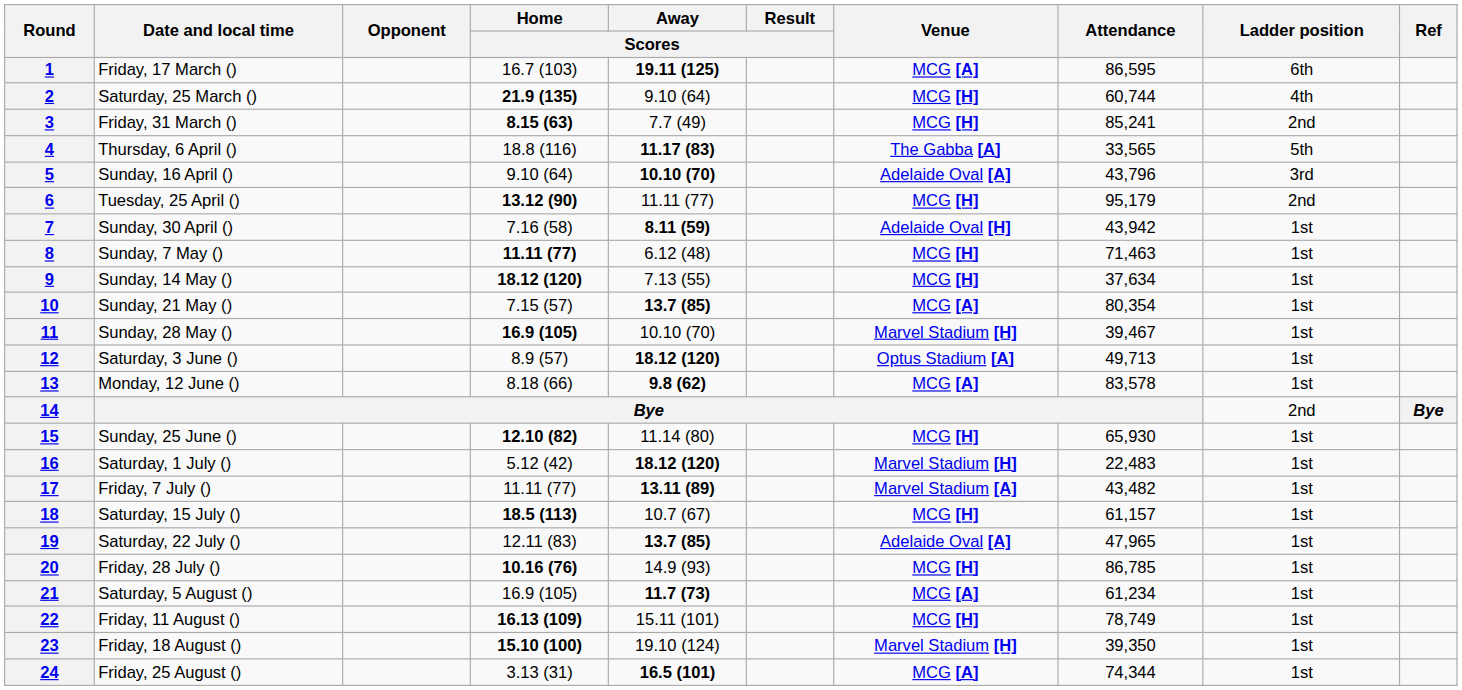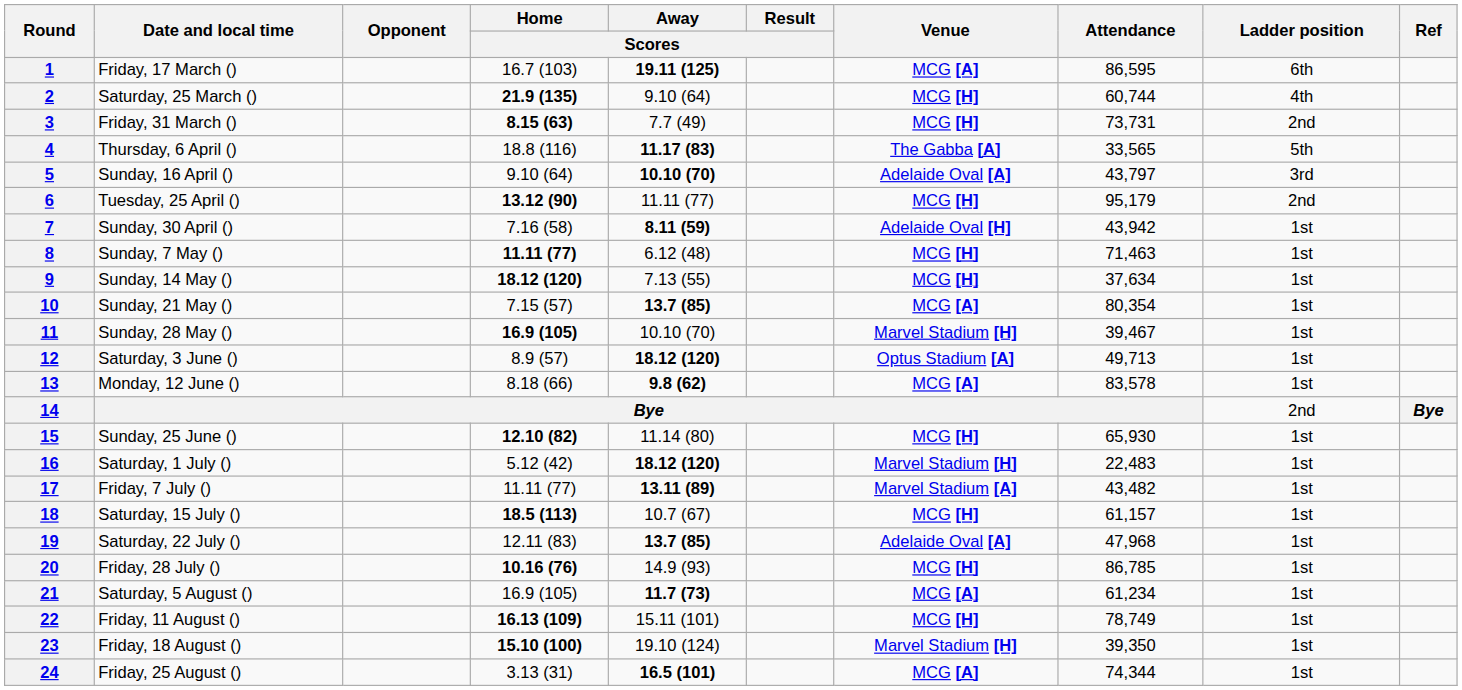(1130, 123) 85,241 -> (1130, 123) 73,731
(1130, 175) 43,796 -> (1130, 175) 43,797
(1130, 541) 47,965 -> (1130, 541) 47,968
